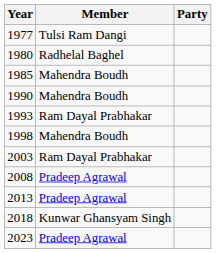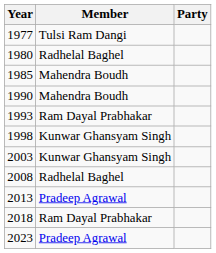(83, 136) Mahendra Boudh -> (105, 136) Kunwar Ghansyam Singh
(95, 156) Ram Dayal Prabhakar -> (105, 156) Kunwar Ghansyam Singh
(83, 177) Pradeep Agrawal -> (81, 177) Radhelal Baghel
(105, 217) Kunwar Ghansyam Singh -> (95, 217) Ram Dayal Prabhakar
